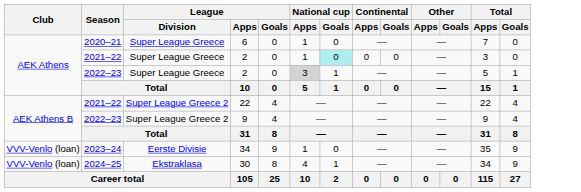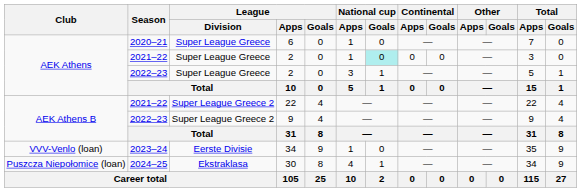(305, 73) lightgrey background -> (351, 73) no background
(43, 164) VVV-Venlo (loan) -> (66, 164) Puszcza Niepołomice (loan)
